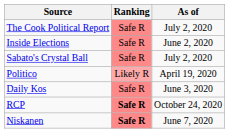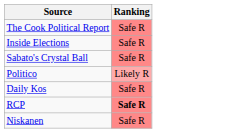- column: (188, 12)
(132, 120) bold -> (132, 120) normal
